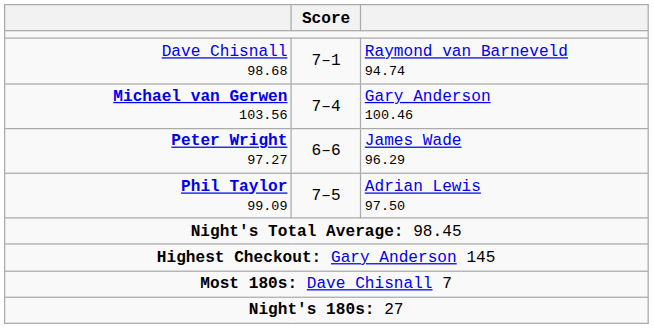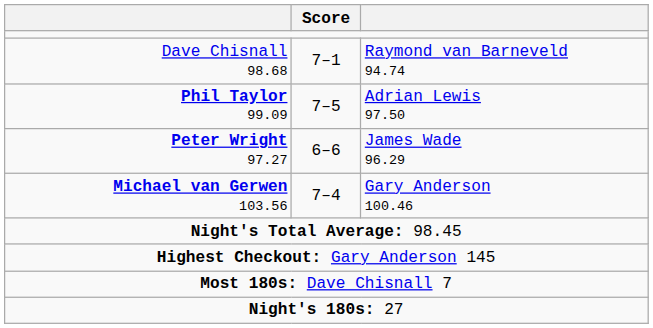rows swapped: (234, 195) <-> (200, 105)
